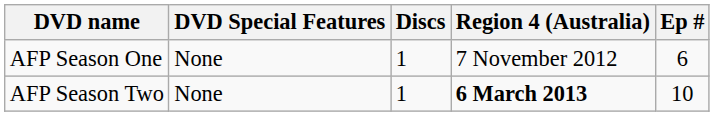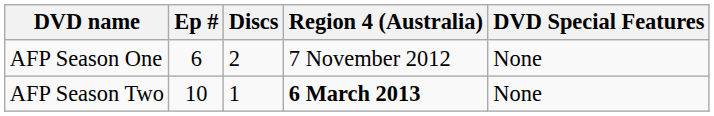columns swapped: (682, 22) <-> (280, 22)
(401, 57) 1 -> (234, 57) 2
